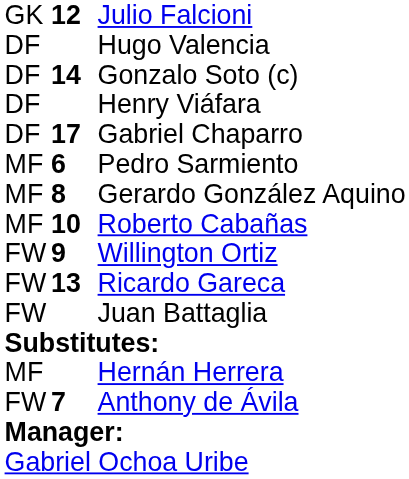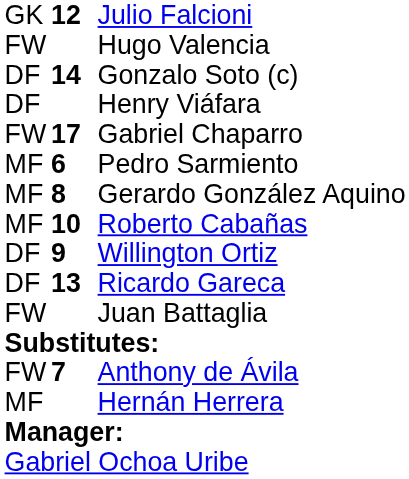(22, 45) DF -> (25, 45) FW
(22, 134) DF -> (25, 134) FW
(25, 253) FW -> (22, 253) DF
(25, 283) FW -> (22, 283) DF
rows swapped: (191, 372) <-> (198, 402)
